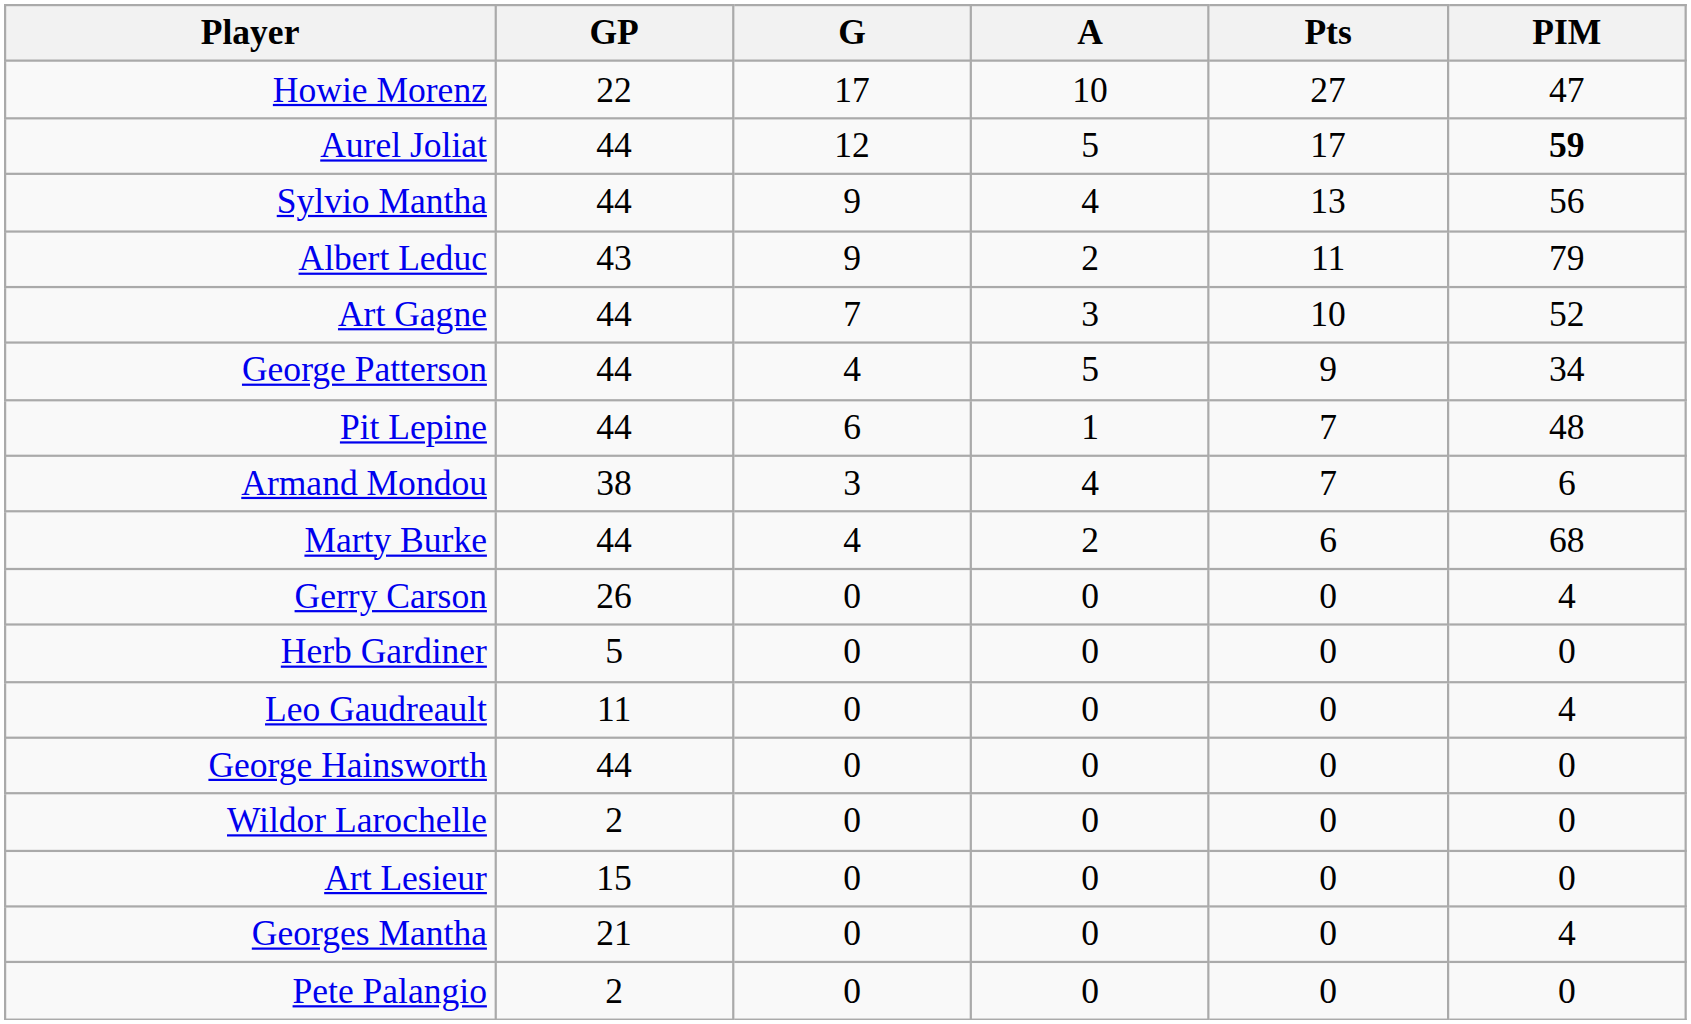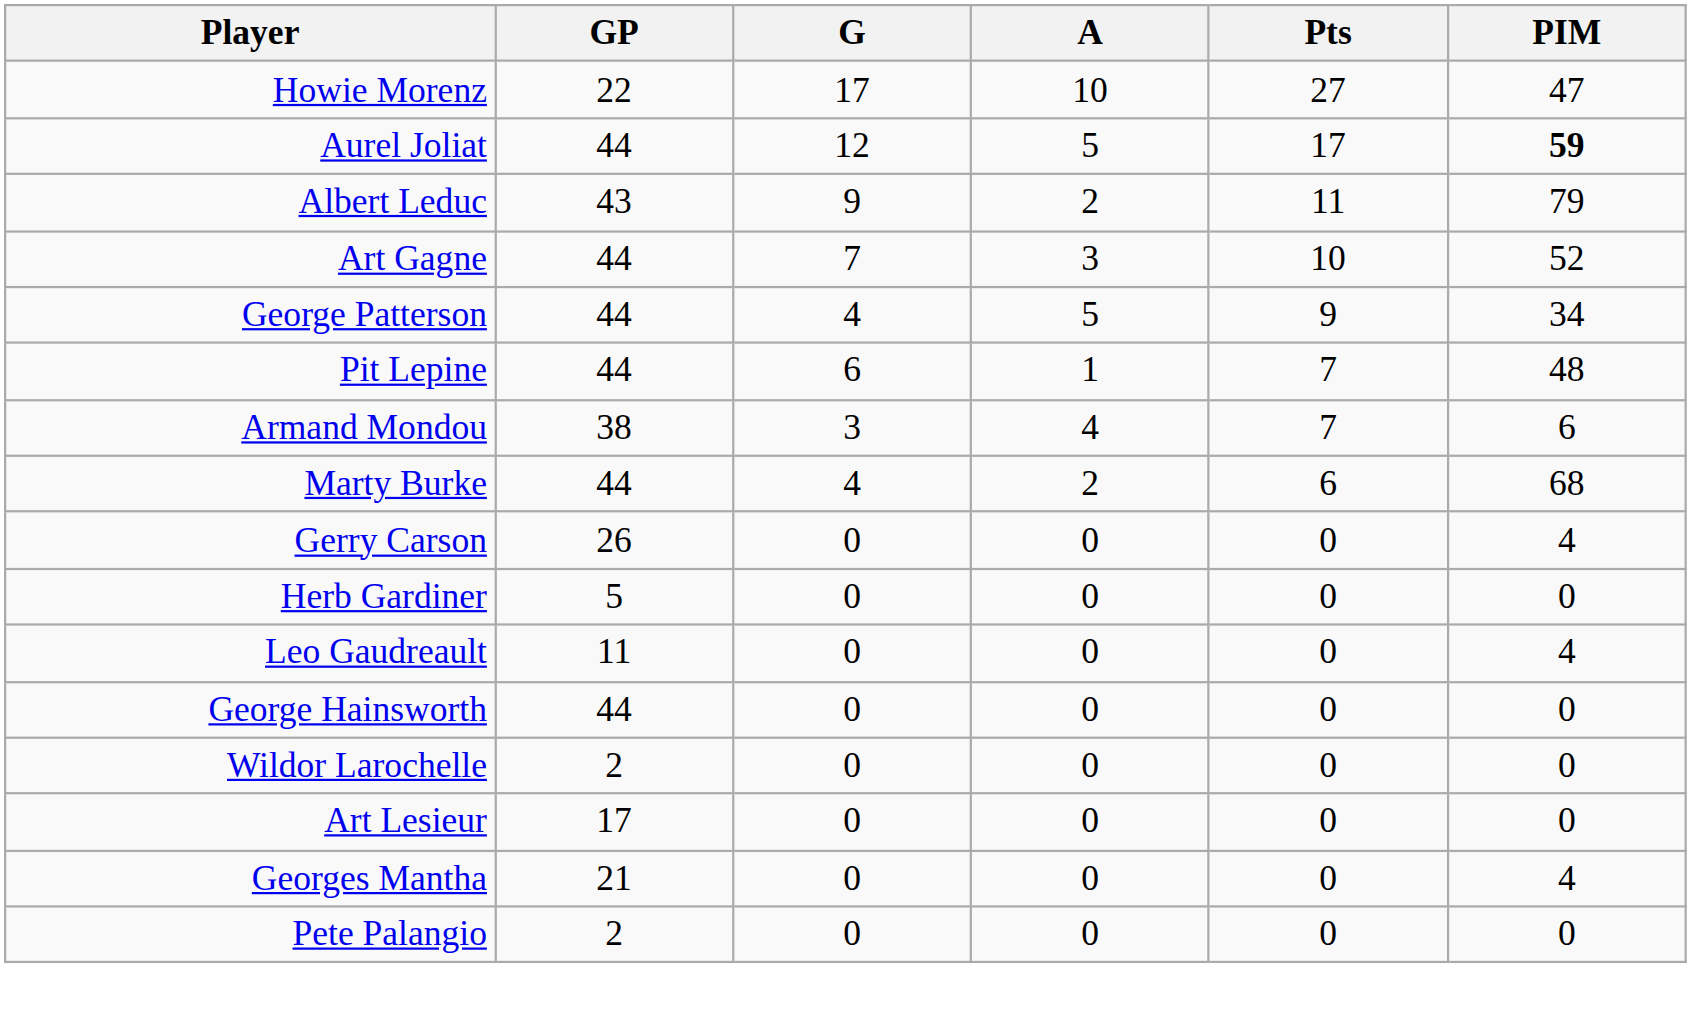- row: (382, 201)
(614, 877) 15 -> (614, 821) 17
